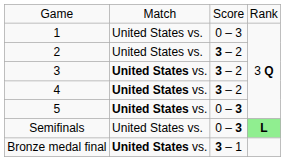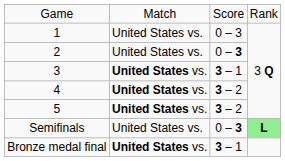(229, 52) 3 – 2 -> (229, 52) 0 – 3
(229, 71) 3 – 2 -> (229, 71) 3 – 1
(229, 109) 0 – 3 -> (229, 109) 3 – 2
